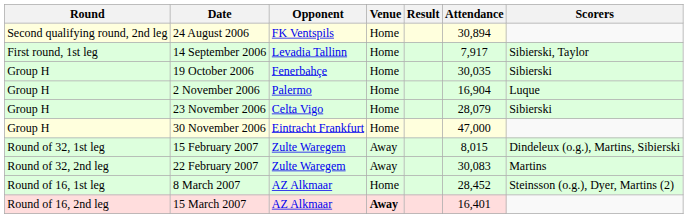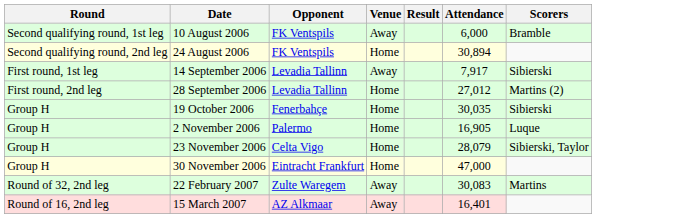+ row: (211, 33)
(384, 52) Home -> (383, 71) Away
(549, 52) Sibierski, Taylor -> (531, 71) Sibierski
+ row: (220, 90)
(474, 90) 16,904 -> (474, 128) 16,905
(531, 109) Sibierski -> (549, 147) Sibierski, Taylor
- row: (216, 147)
- row: (207, 185)
(384, 204) bold -> (383, 204) normal
